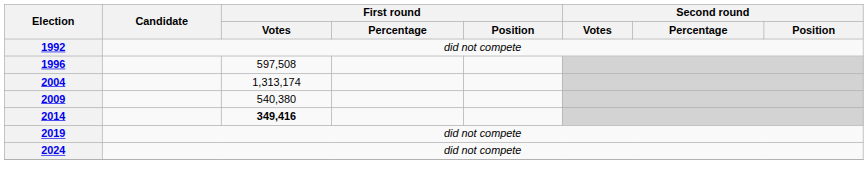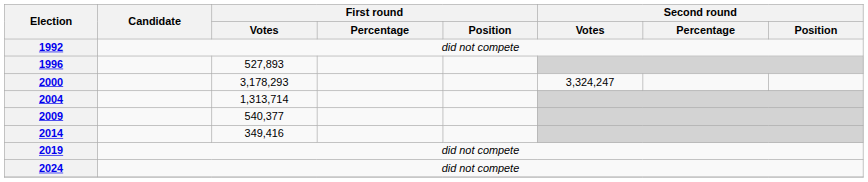(277, 64) 597,508 -> (264, 64) 527,893
+ row: (51, 82)
(277, 82) 1,313,174 -> (264, 99) 1,313,714
(277, 99) 540,380 -> (264, 116) 540,377
(277, 116) bold -> (264, 133) normal
